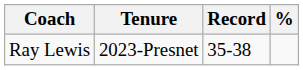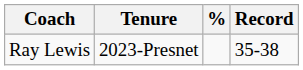columns swapped: (237, 19) <-> (284, 19)
